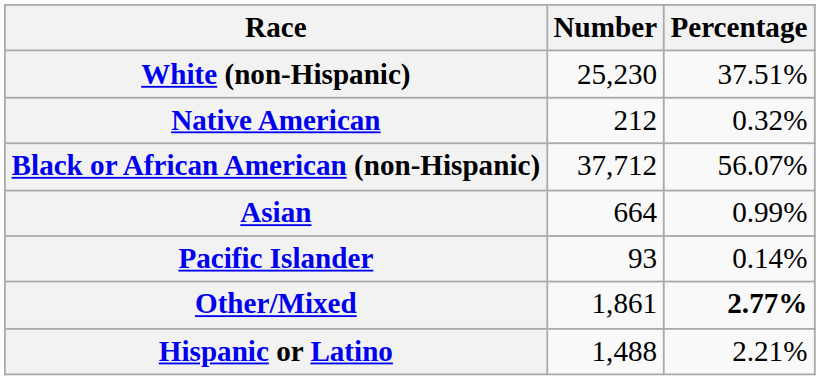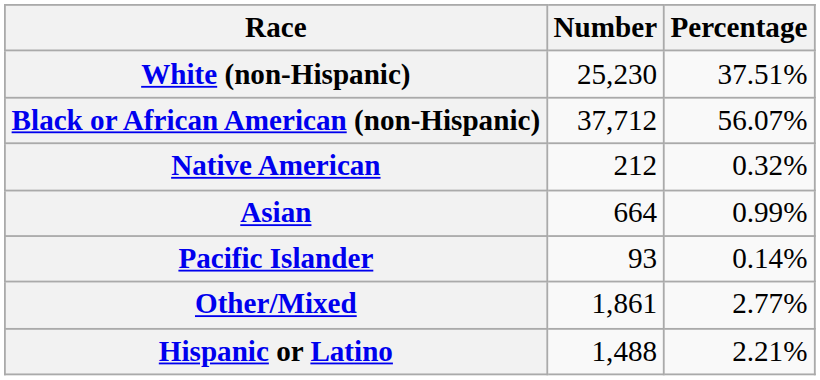rows swapped: (276, 166) <-> (276, 119)
(767, 304) bold -> (770, 304) normal
